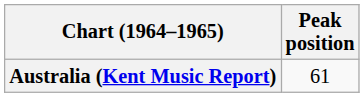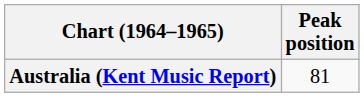(320, 75) 61 -> (320, 75) 81
